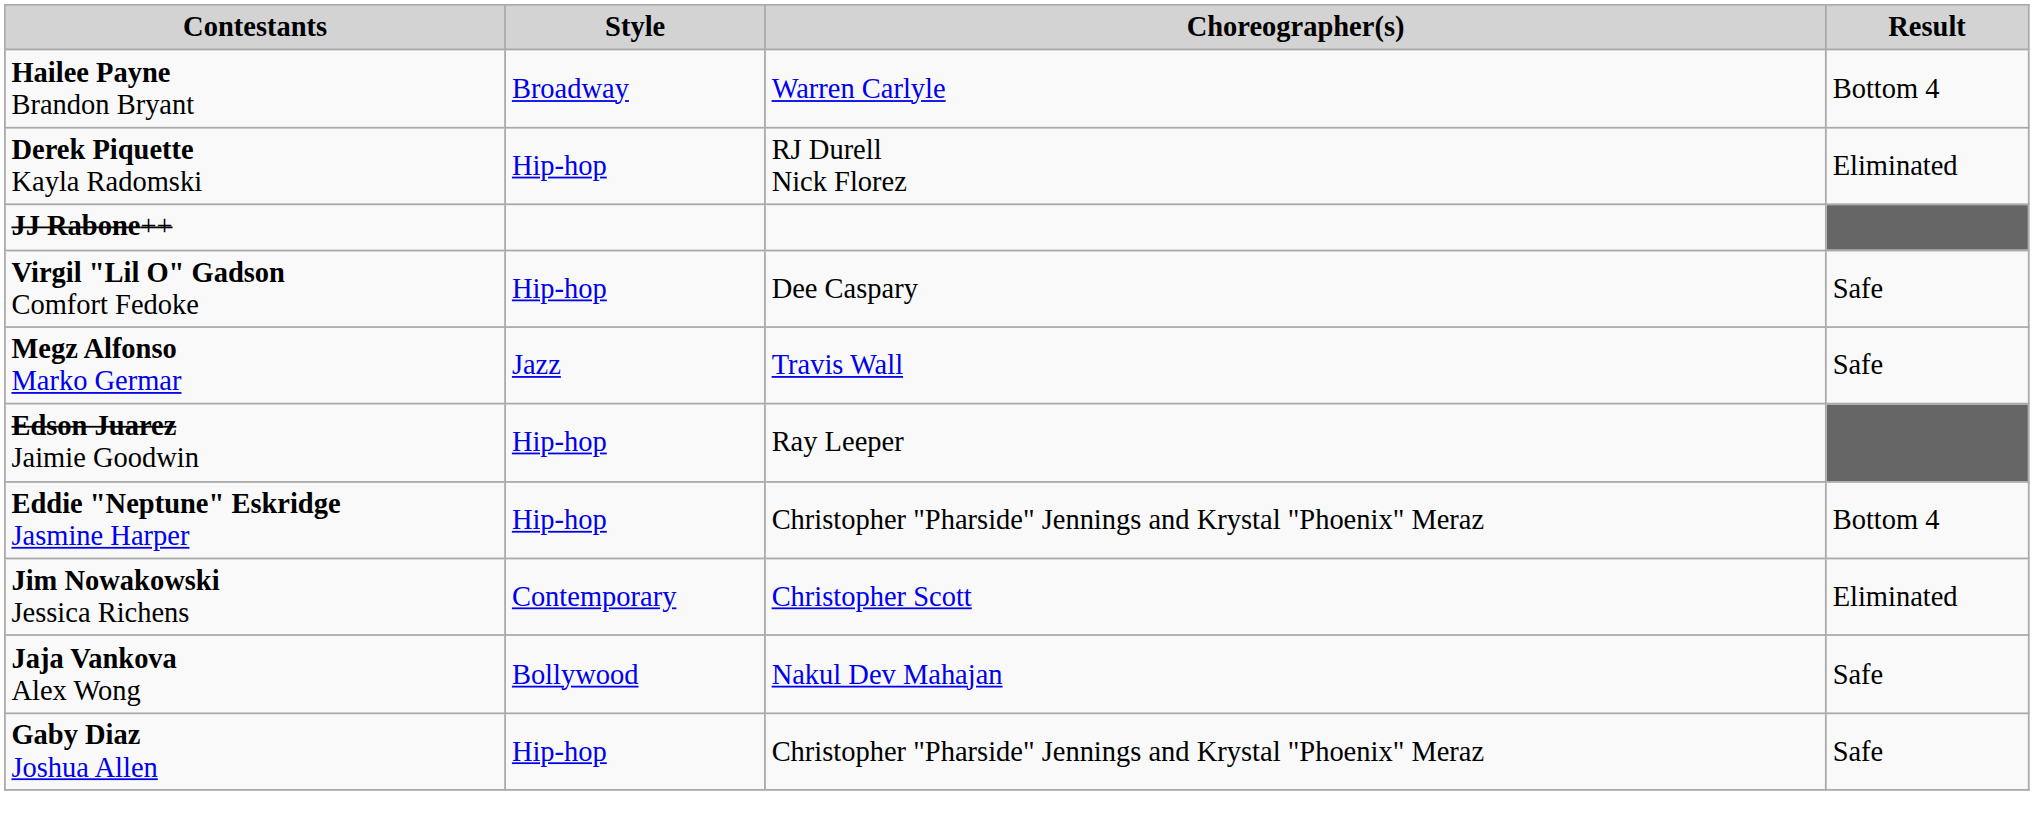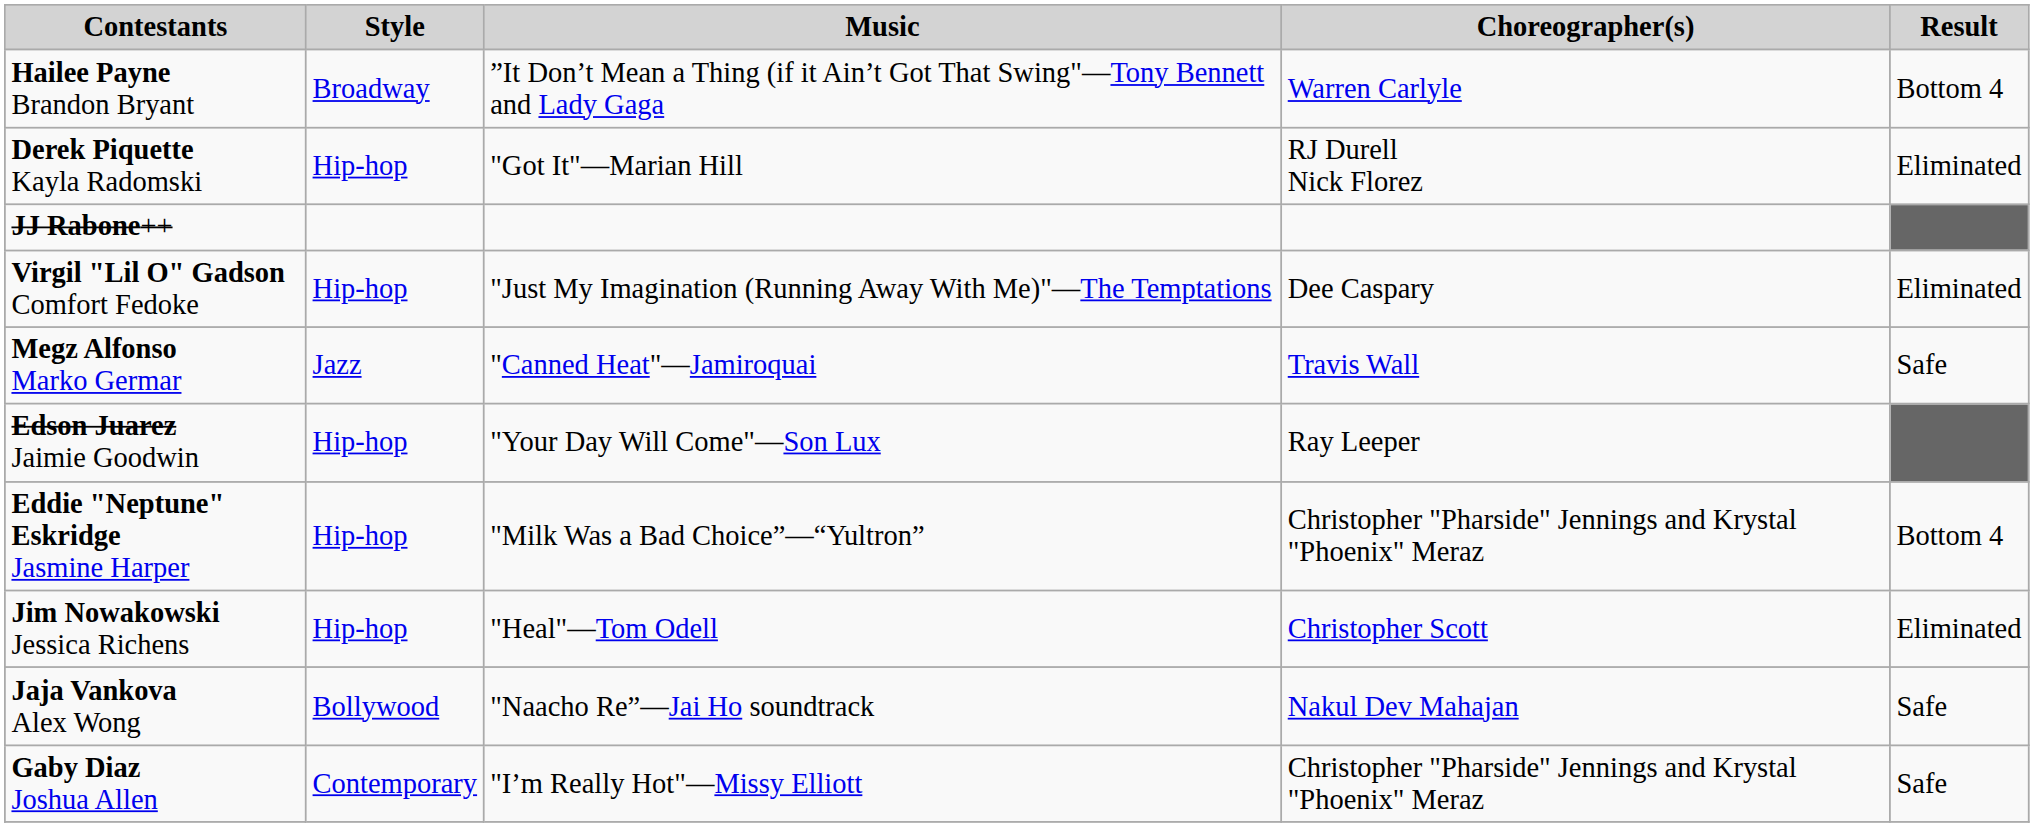+ column: (882, 27)
(1858, 287) Safe -> (1959, 287) Eliminated
(594, 596) Contemporary -> (360, 628) Hip-hop
(559, 751) Hip-hop -> (395, 783) Contemporary
